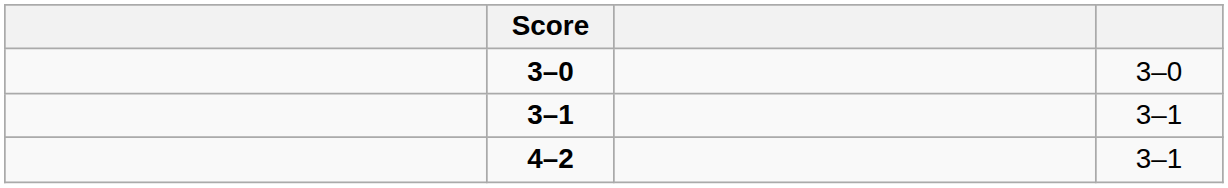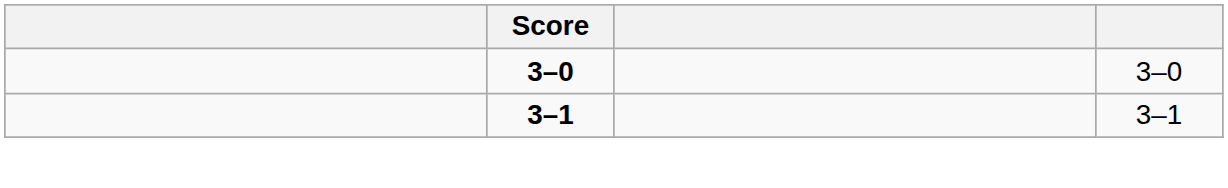- row: (550, 159)
